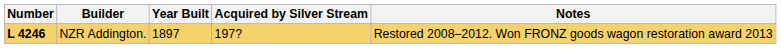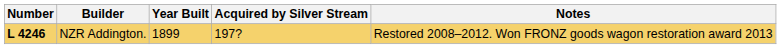(166, 33) 1897 -> (166, 33) 1899
